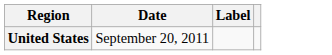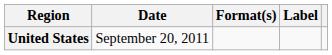+ column: (246, 15)
